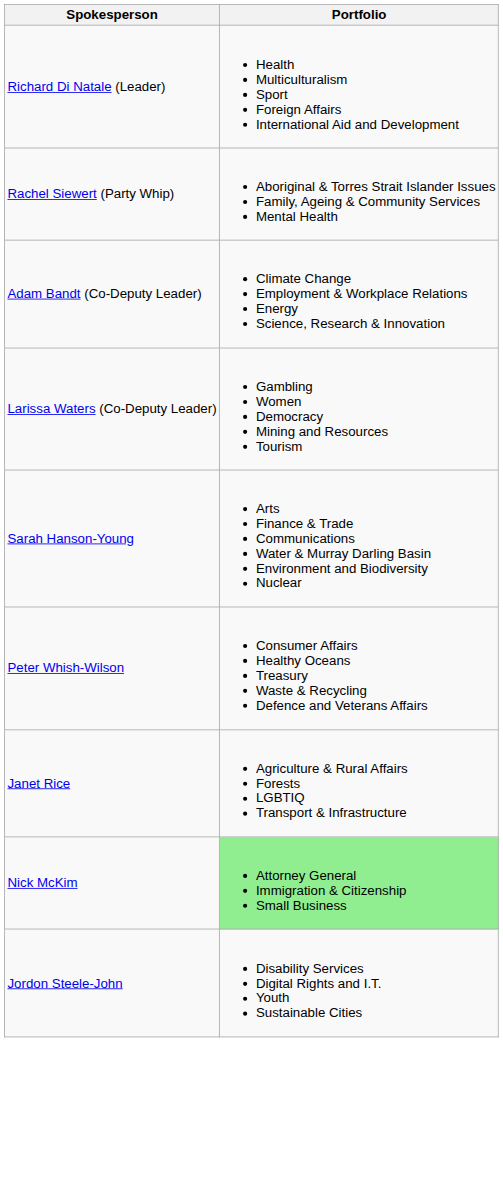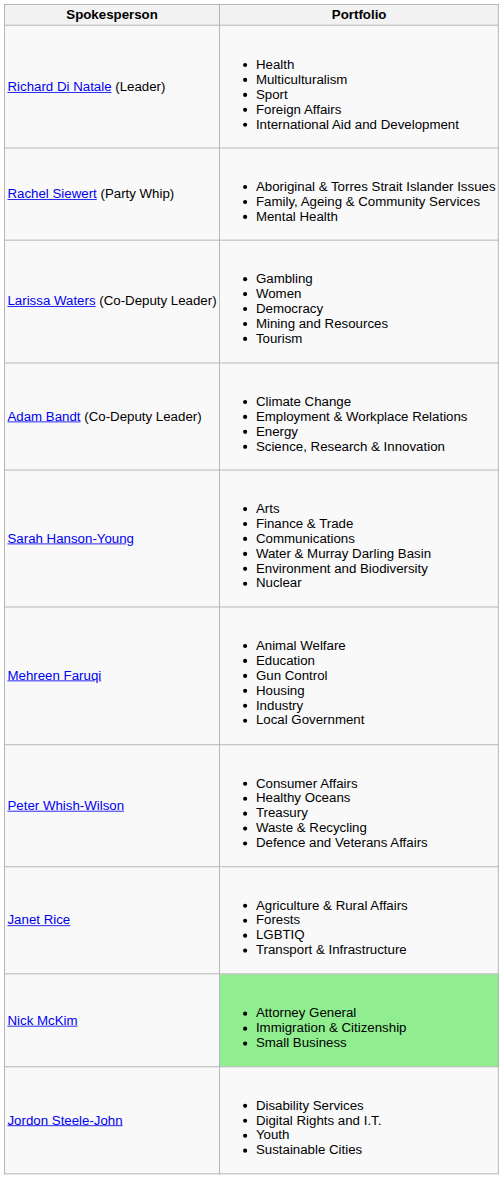rows swapped: (105, 294) <-> (112, 408)
+ row: (54, 675)
